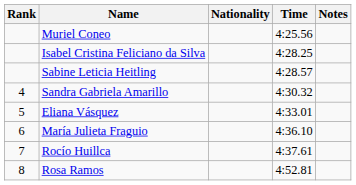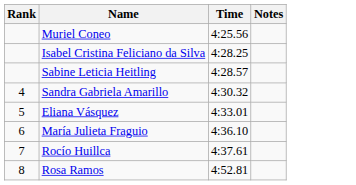- column: (240, 14)
